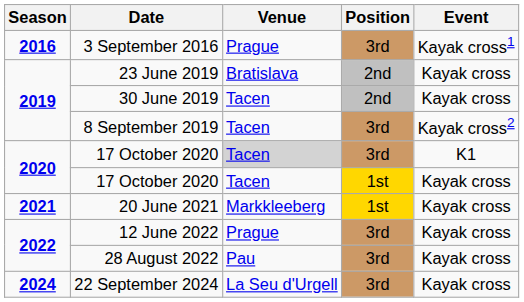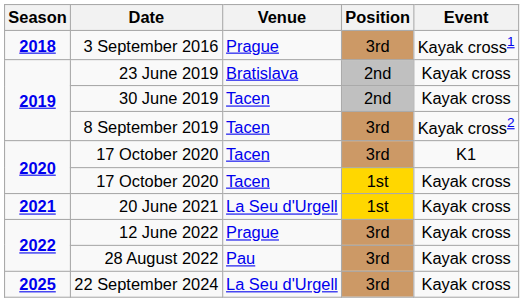(38, 45) 2016 -> (38, 45) 2018
(248, 154) lightgrey background -> (248, 154) no background
(276, 206) Markkleeberg -> (282, 206) La Seu d'Urgell
(38, 284) 2024 -> (38, 284) 2025
